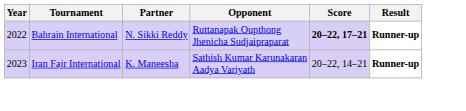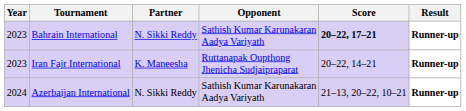(17, 35) 2022 -> (17, 35) 2023
(241, 35) Ruttanapak Oupthong Jhenicha Sudjaipraparat -> (259, 35) Sathish Kumar Karunakaran Aadya Variyath
(250, 64) Sathish Kumar Karunakaran Aadya Variyath -> (250, 64) Ruttanapak Oupthong Jhenicha Sudjaipraparat
+ row: (81, 92)
